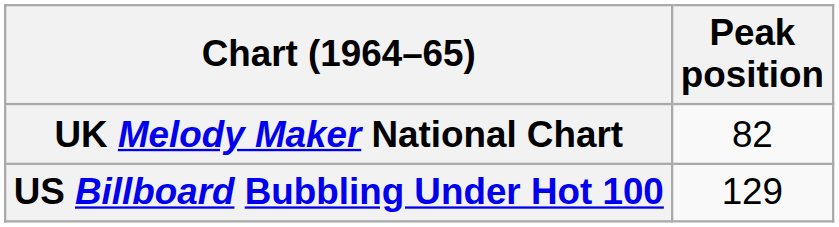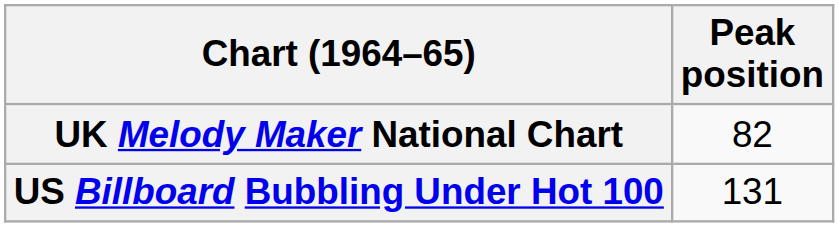(752, 191) 129 -> (752, 191) 131
